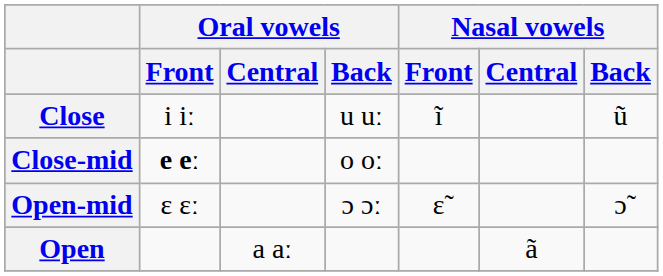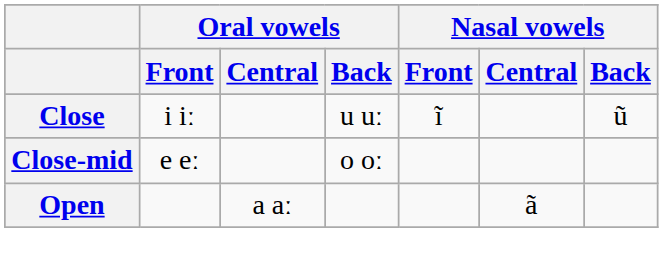(180, 159) bold -> (180, 159) normal
- row: (72, 204)
